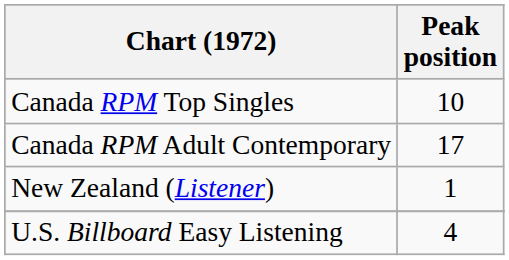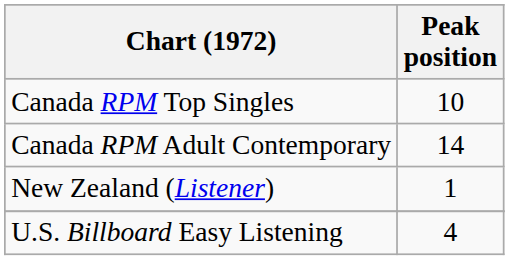(450, 144) 17 -> (450, 144) 14
